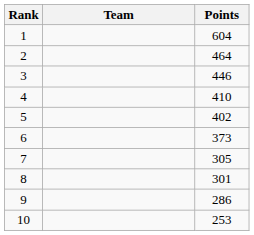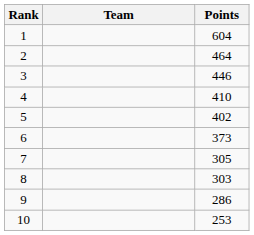(222, 179) 301 -> (222, 179) 303
